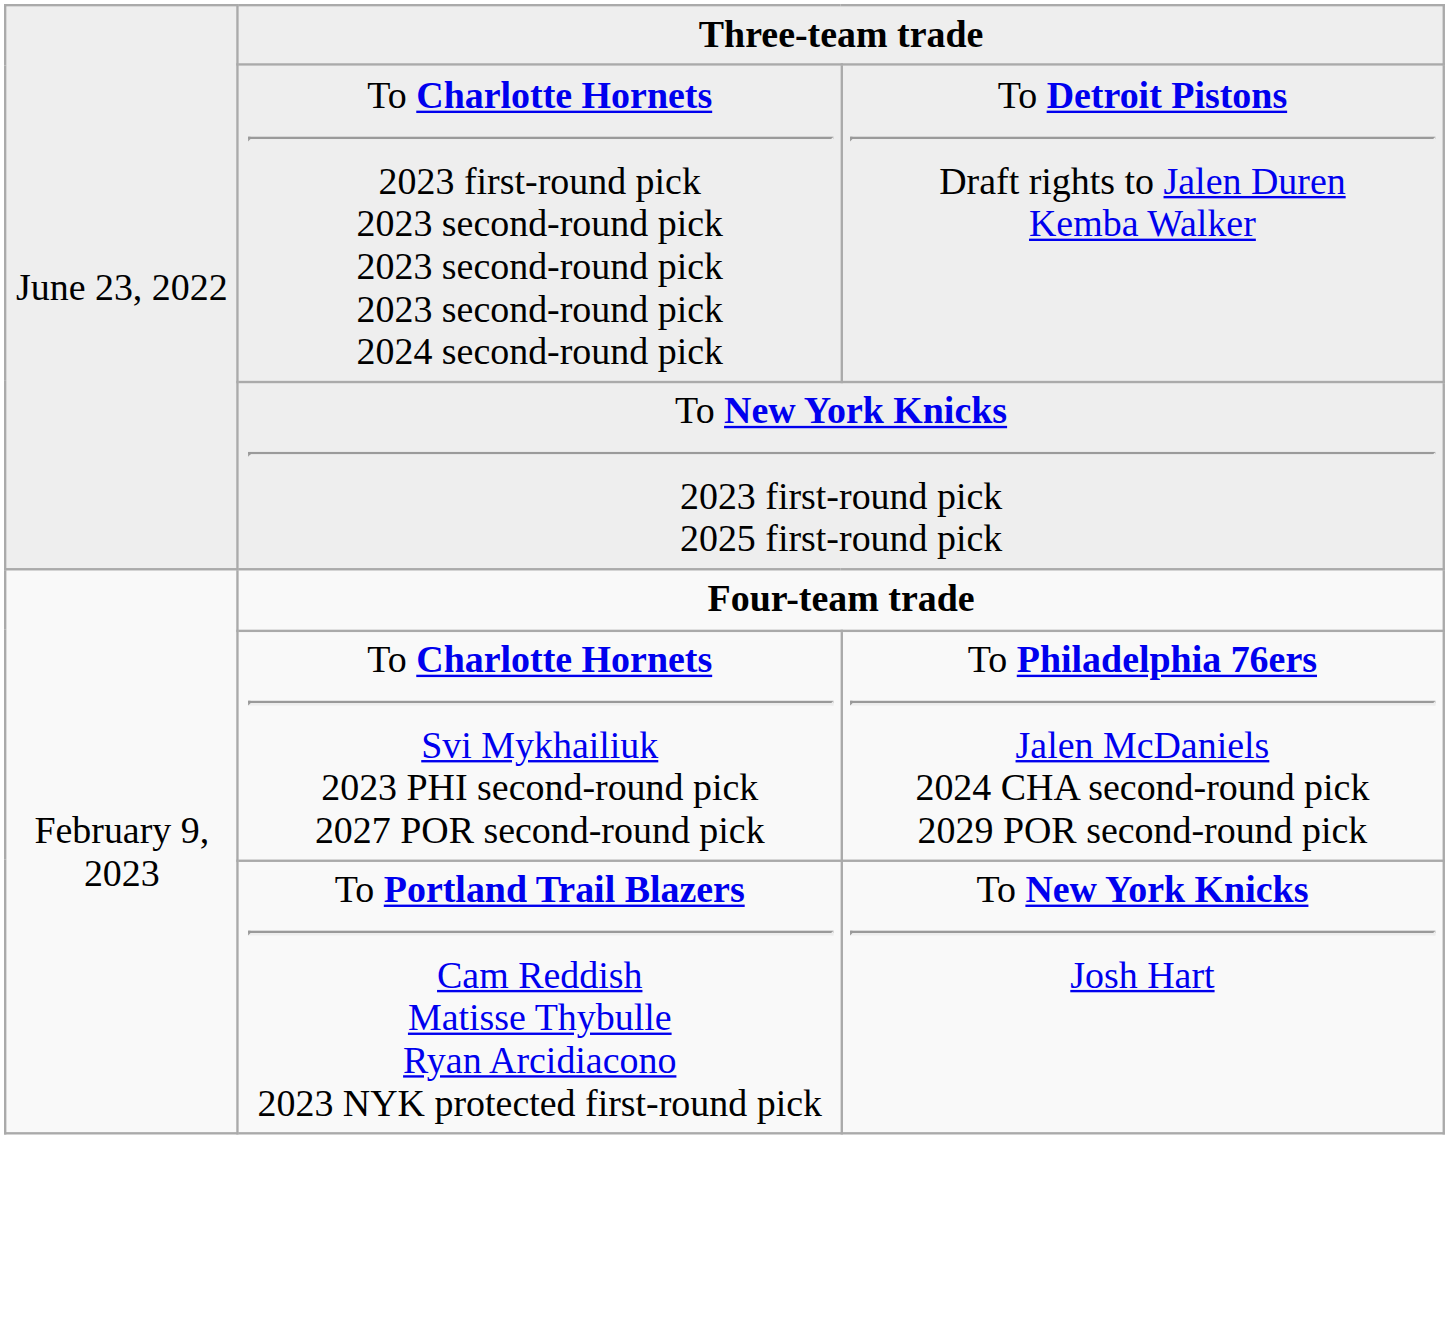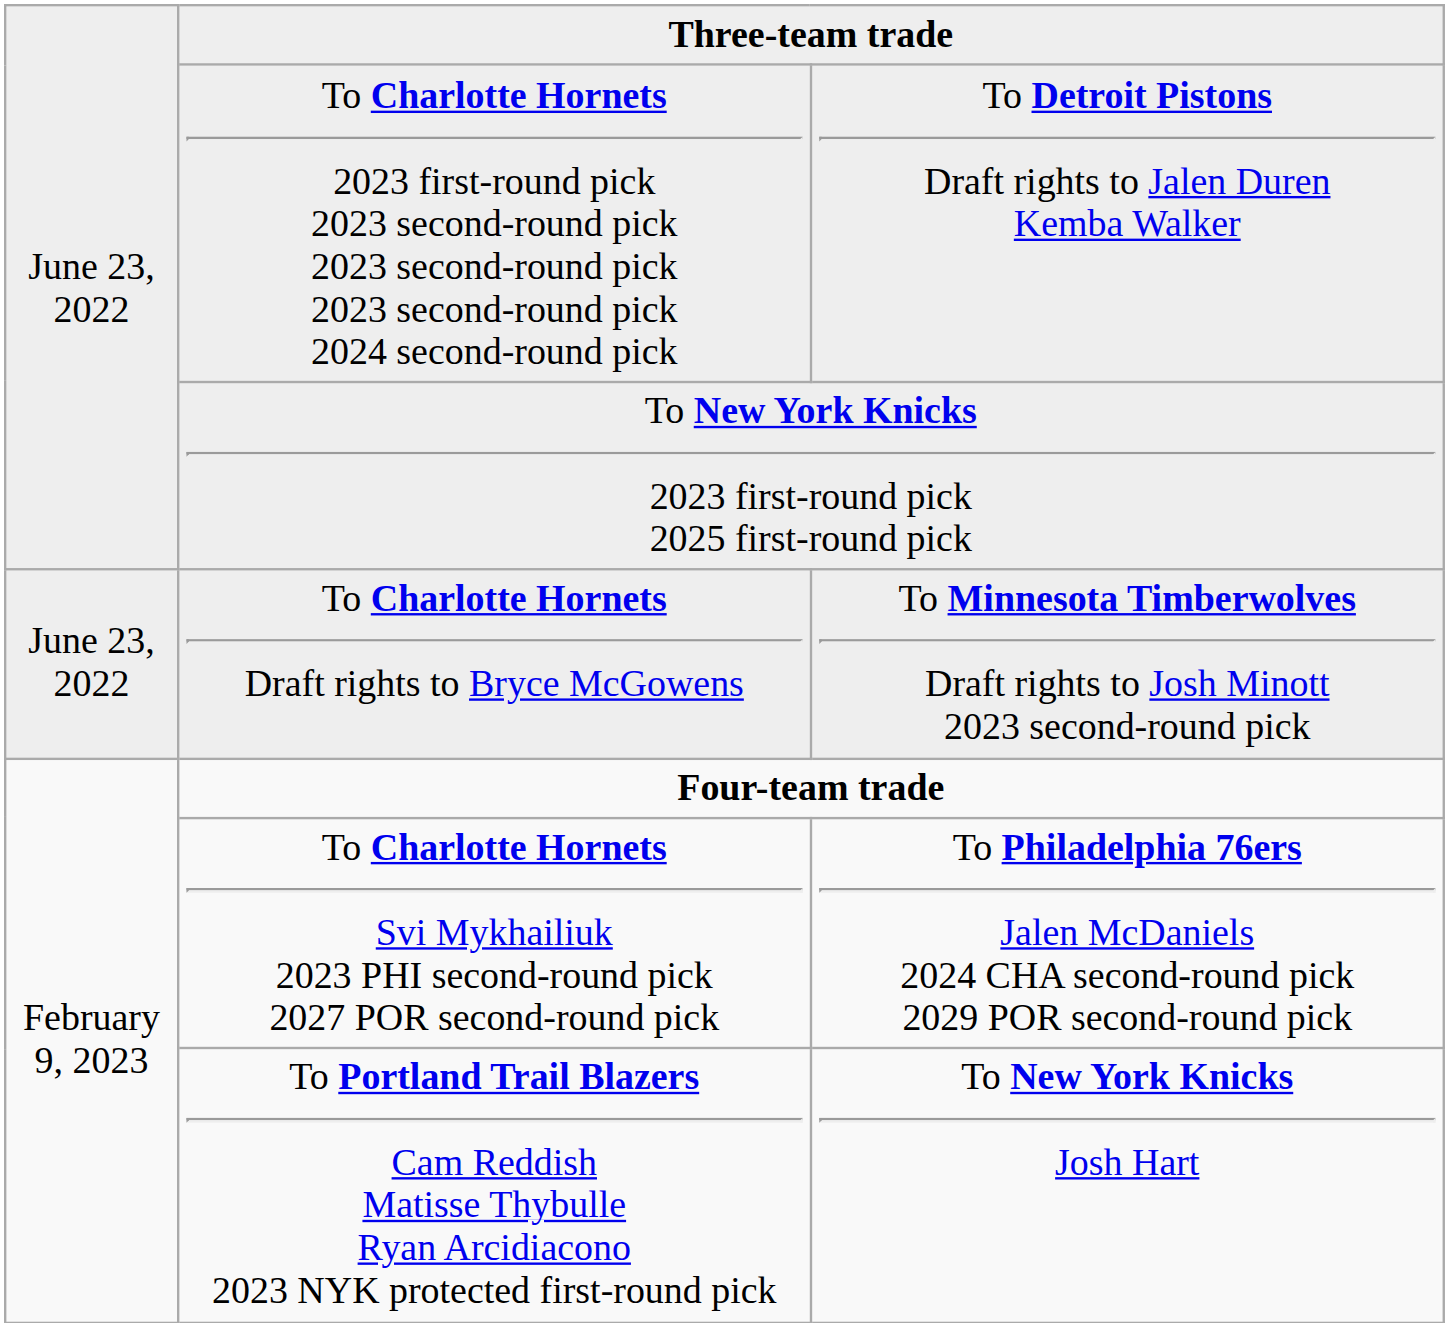+ row: (494, 641)
